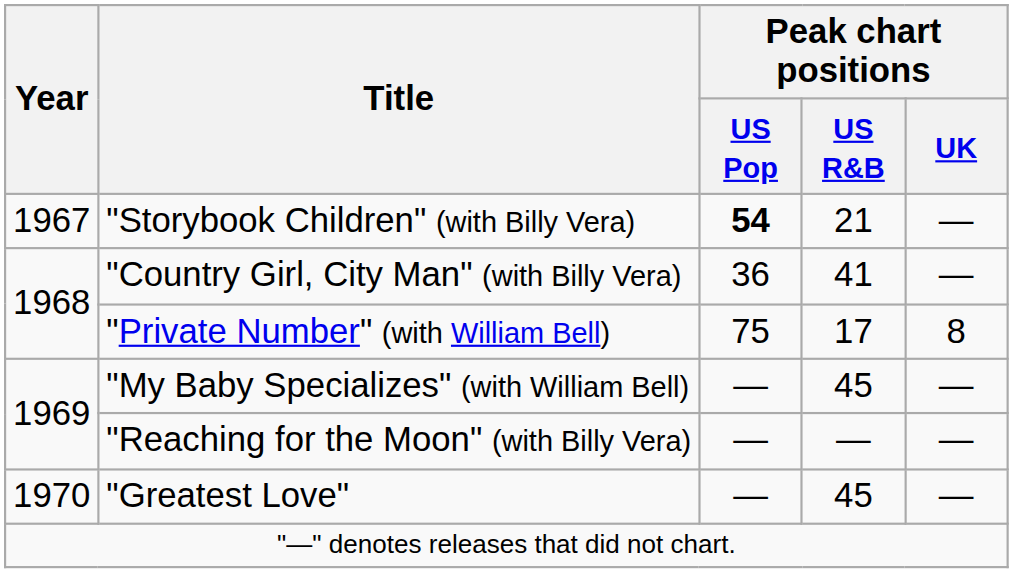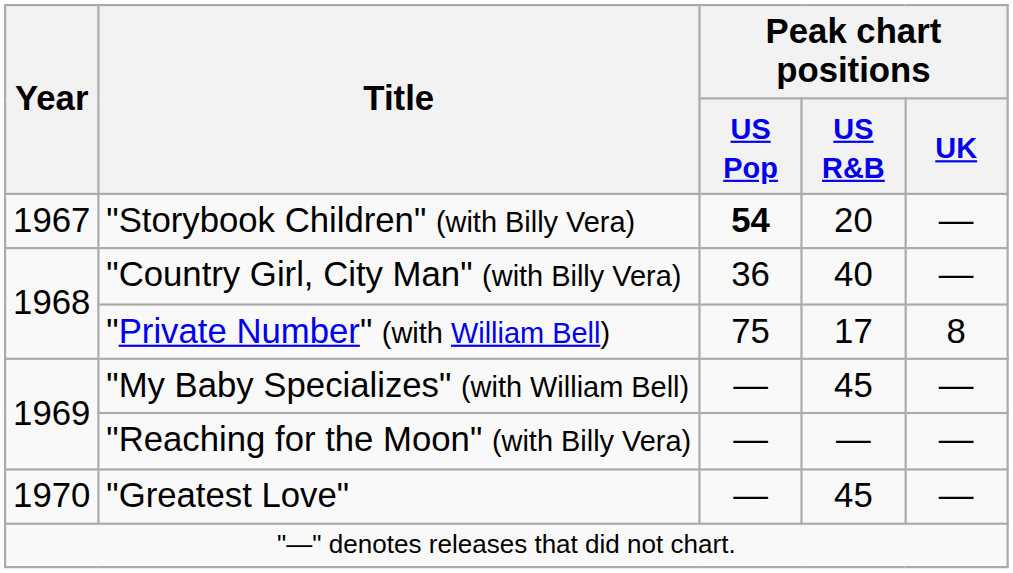(853, 220) 21 -> (853, 220) 20
(853, 275) 41 -> (853, 275) 40
